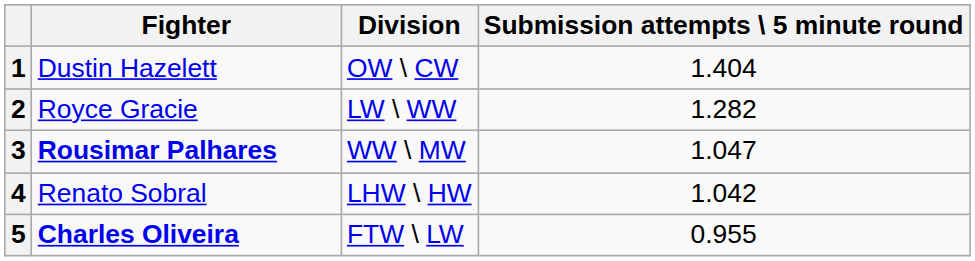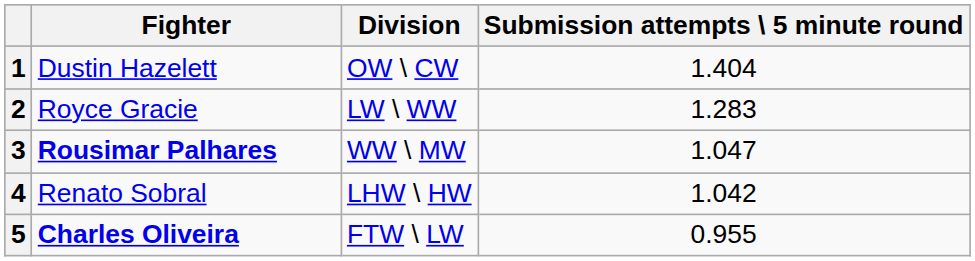(724, 109) 1.282 -> (724, 109) 1.283
